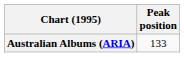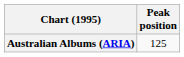(158, 43) 133 -> (158, 43) 125
